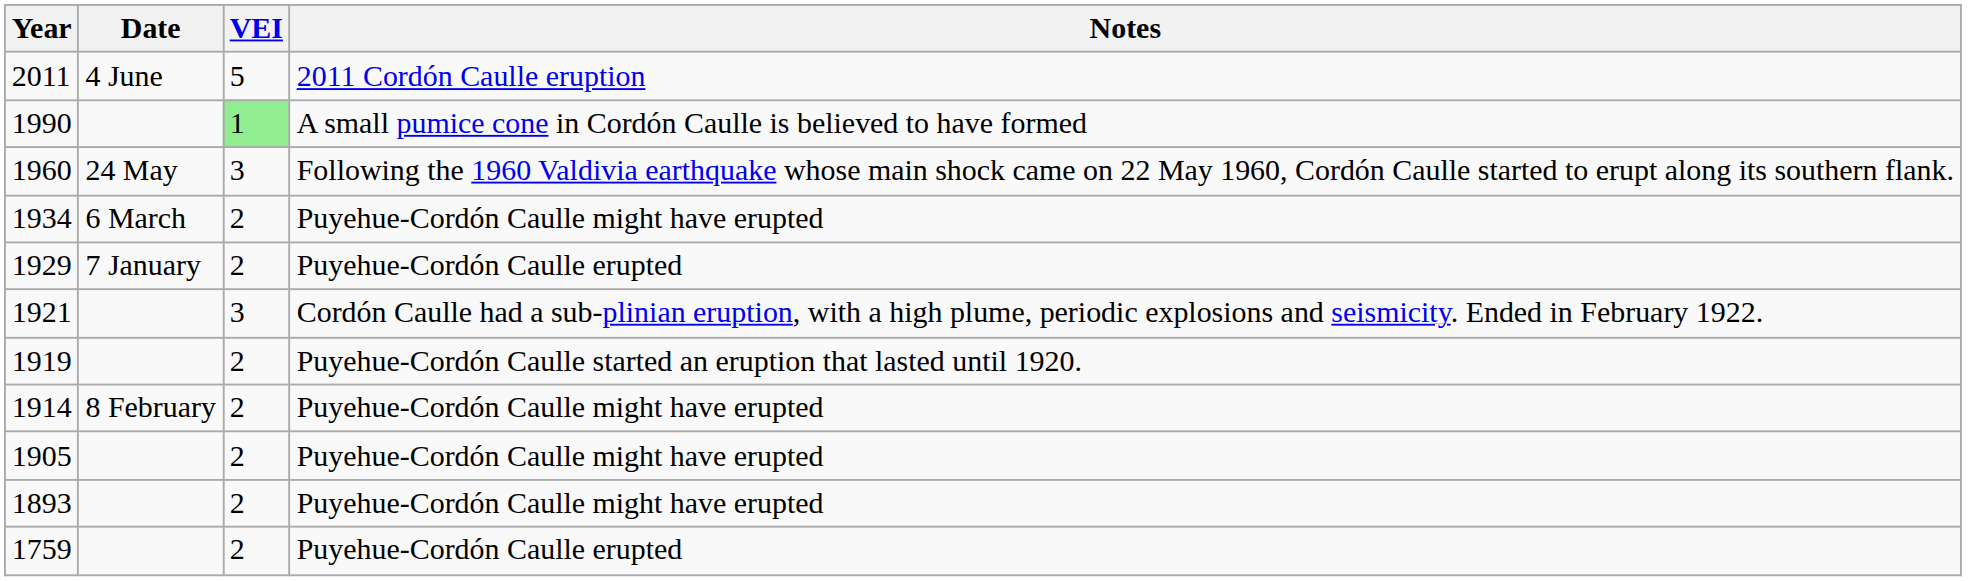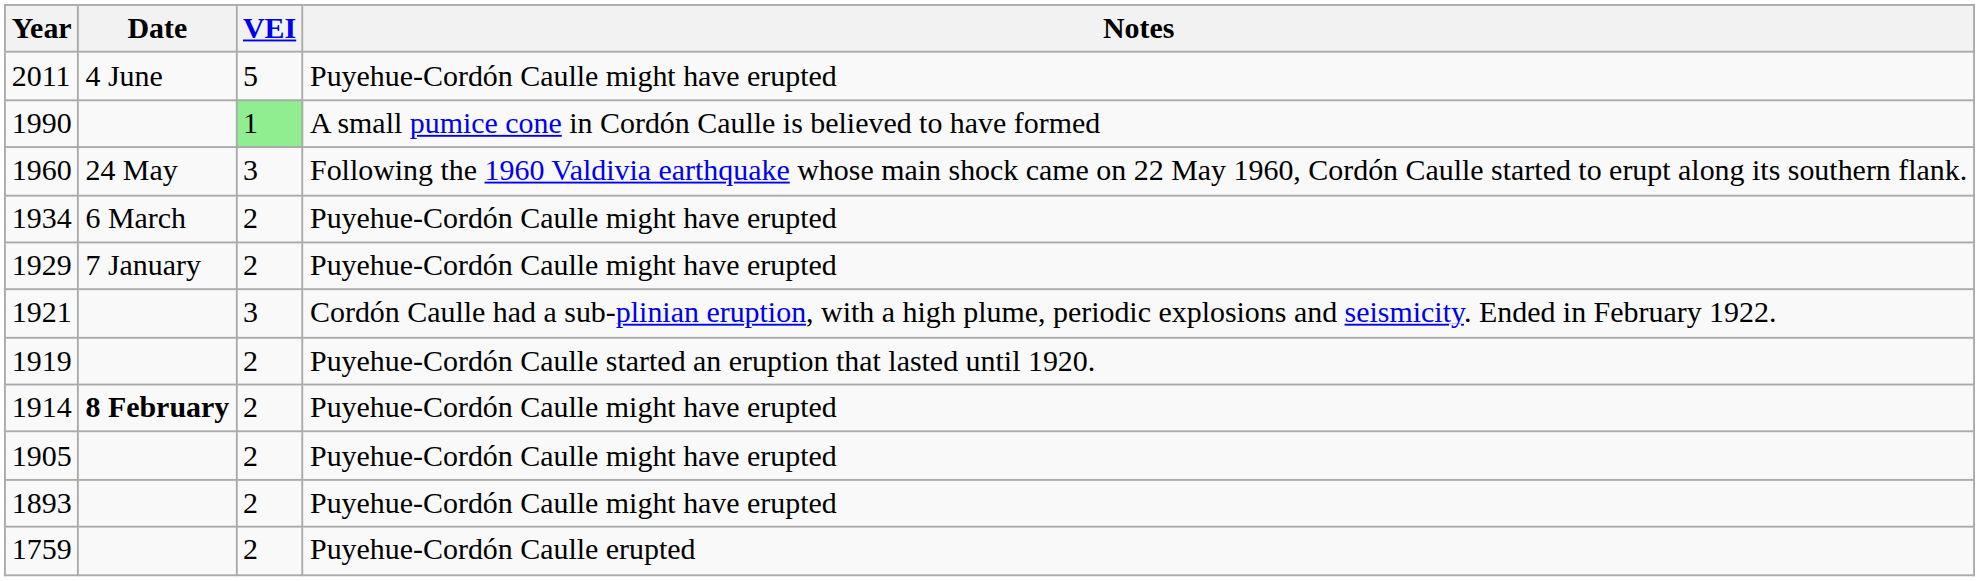(471, 75) 2011 Cordón Caulle eruption -> (573, 75) Puyehue-Cordón Caulle might have erupted
(489, 265) Puyehue-Cordón Caulle erupted -> (573, 265) Puyehue-Cordón Caulle might have erupted
(151, 407) normal -> (157, 407) bold
